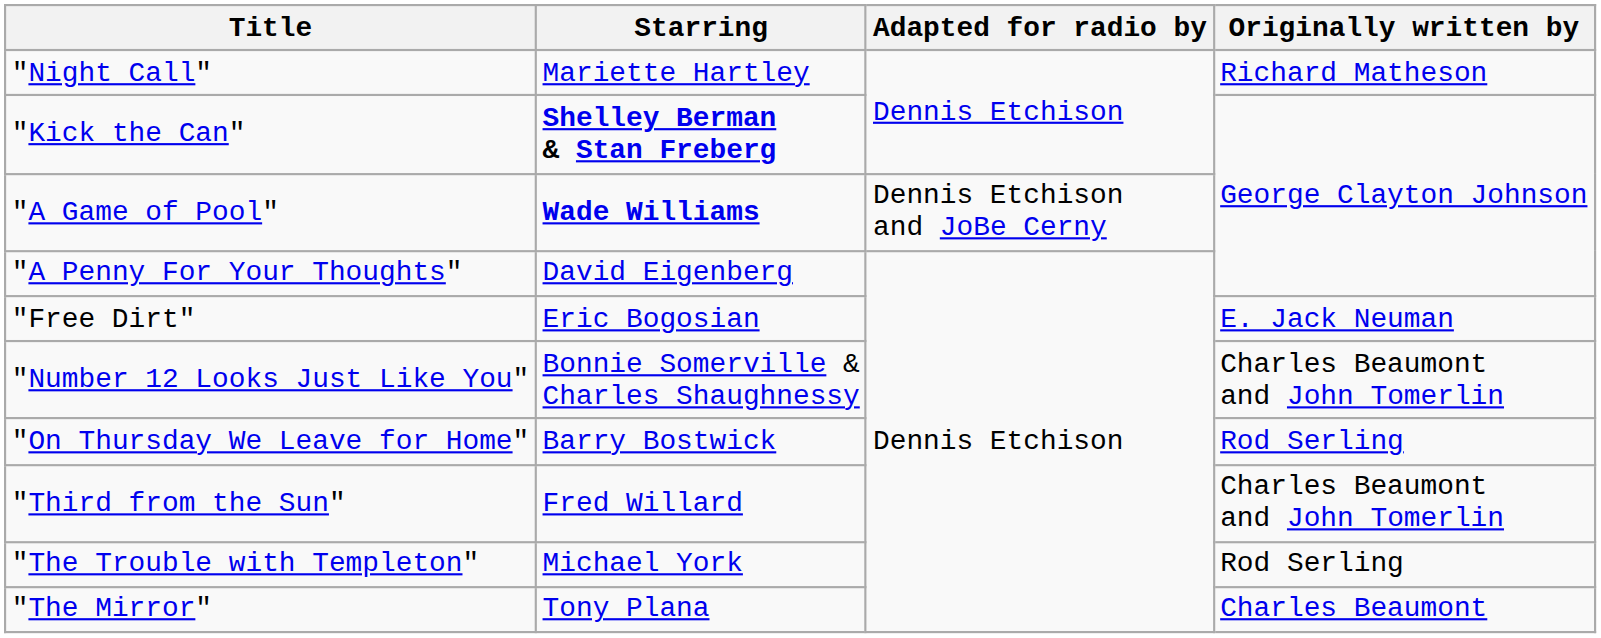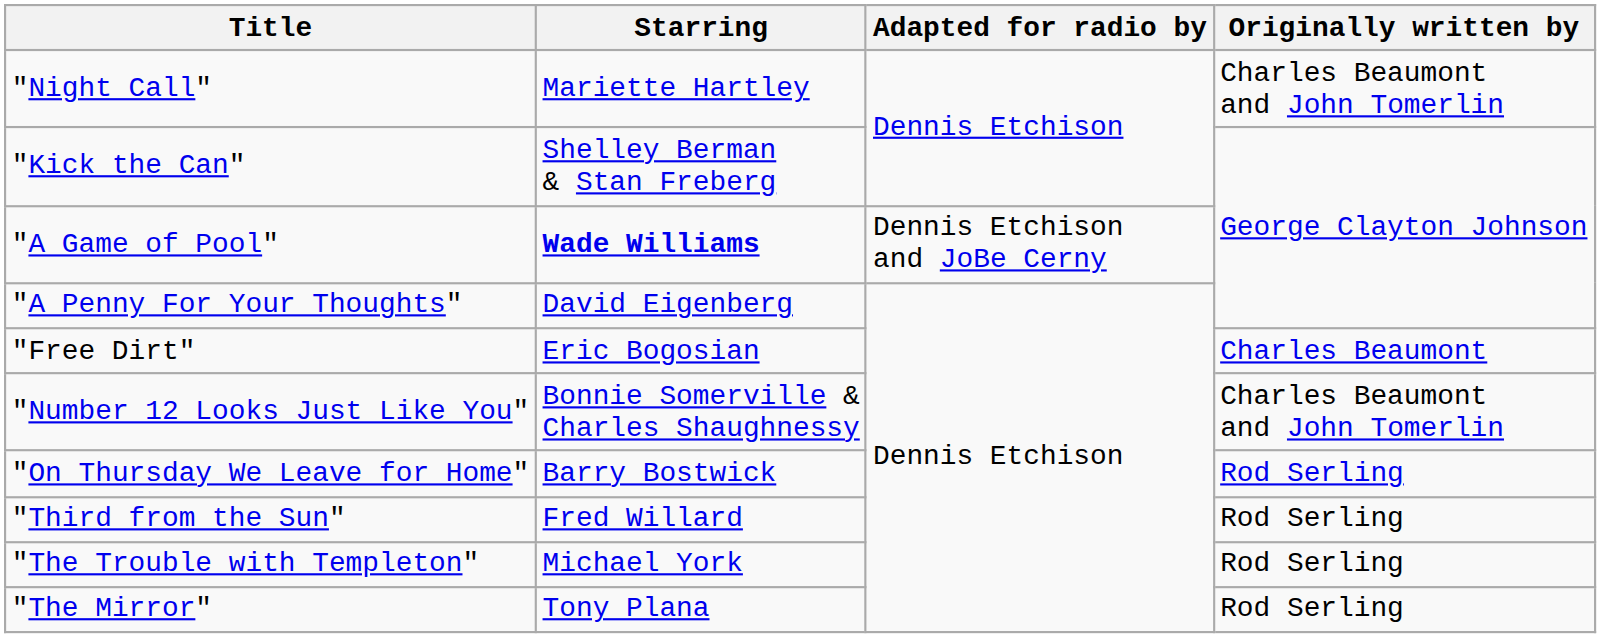(1354, 73) Richard Matheson -> (1362, 89) Charles Beaumont and John Tomerlin
(659, 134) bold -> (659, 167) normal
(1337, 319) E. Jack Neuman -> (1354, 351) Charles Beaumont
(1362, 503) Charles Beaumont and John Tomerlin -> (1312, 519) Rod Serling
(1354, 610) Charles Beaumont -> (1312, 610) Rod Serling
